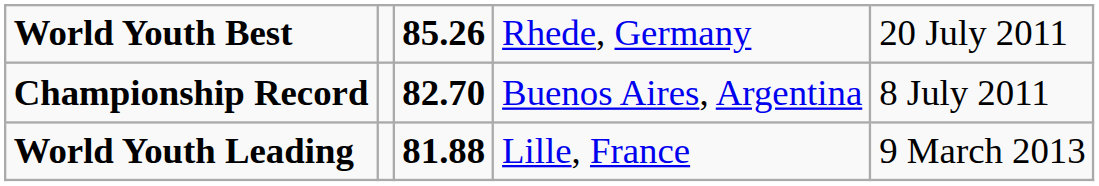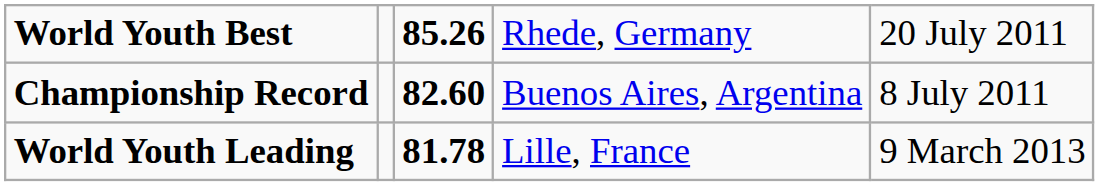(444, 92) 82.70 -> (444, 92) 82.60
(444, 150) 81.88 -> (444, 150) 81.78
